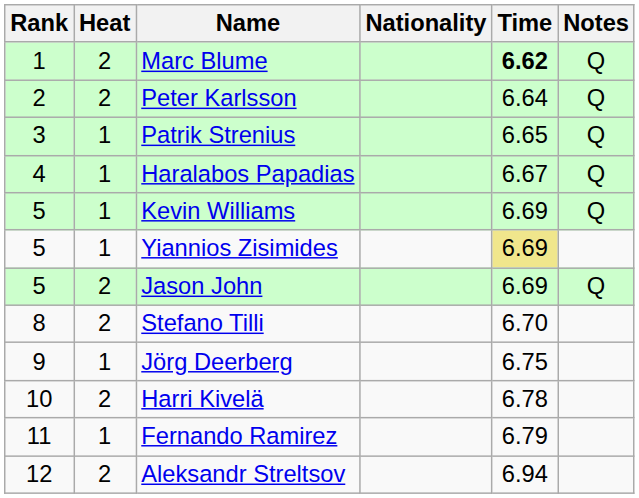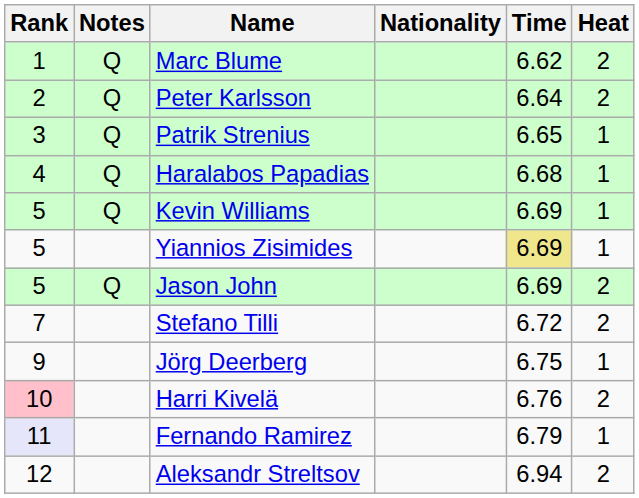columns swapped: (105, 23) <-> (596, 23)
(525, 60) bold -> (539, 60) normal
(525, 173) 6.67 -> (539, 173) 6.68
(39, 323) 8 -> (39, 323) 7
(525, 323) 6.70 -> (539, 323) 6.72
(39, 398) no background -> (39, 398) pink background
(525, 398) 6.78 -> (539, 398) 6.76
(39, 436) no background -> (39, 436) lavender background
